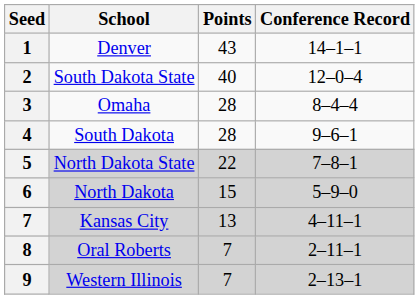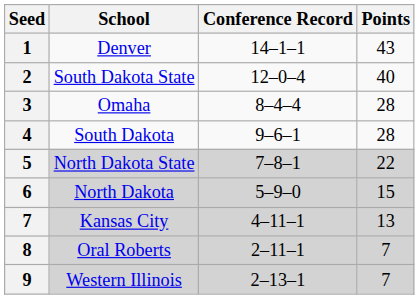columns swapped: (335, 18) <-> (227, 18)
